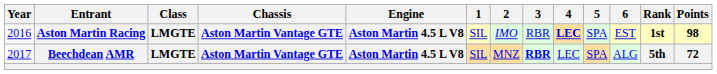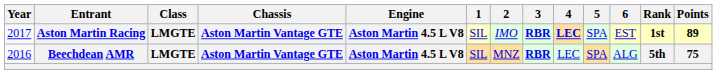(19, 33) 2016 -> (19, 33) 2017
(538, 33) normal -> (538, 33) bold
(693, 33) 98 -> (693, 33) 89
(19, 53) 2017 -> (19, 53) 2016
(693, 53) 72 -> (693, 53) 75
